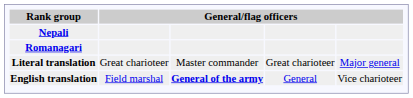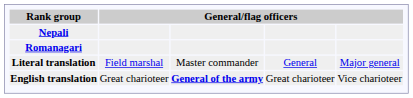(134, 62) Great charioteer -> (134, 62) Field marshal
(300, 62) Great charioteer -> (300, 62) General
(134, 78) Field marshal -> (134, 78) Great charioteer
(300, 78) General -> (300, 78) Great charioteer
